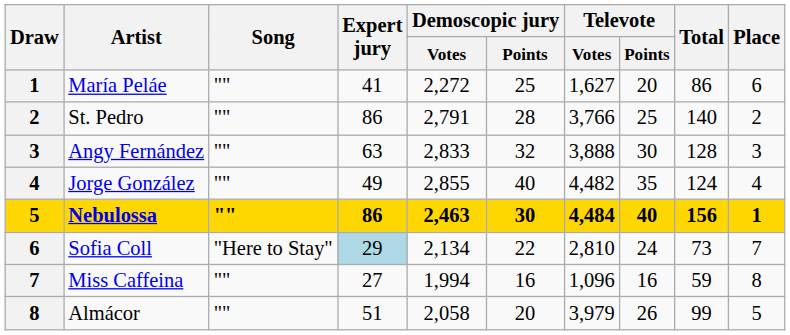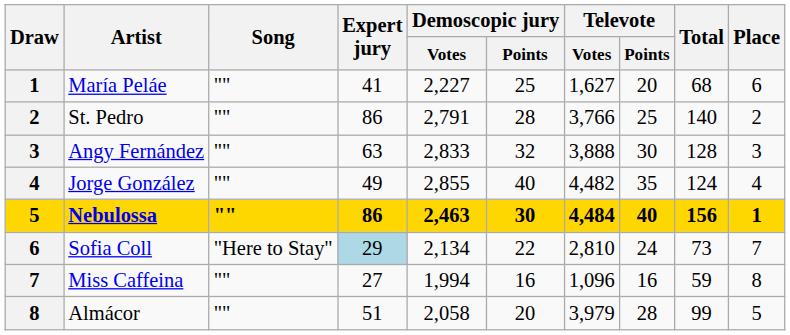(447, 85) 2,272 -> (447, 85) 2,227
(702, 85) 86 -> (702, 85) 68
(647, 313) 26 -> (647, 313) 28
